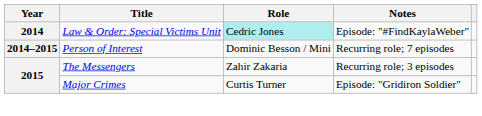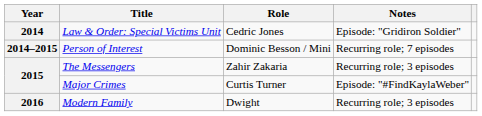(255, 31) paleturquoise background -> (255, 31) no background
(402, 31) Episode: "#FindKaylaWeber" -> (398, 31) Episode: "Gridiron Soldier"
(398, 84) Episode: "Gridiron Soldier" -> (402, 84) Episode: "#FindKaylaWeber"
+ row: (97, 102)
